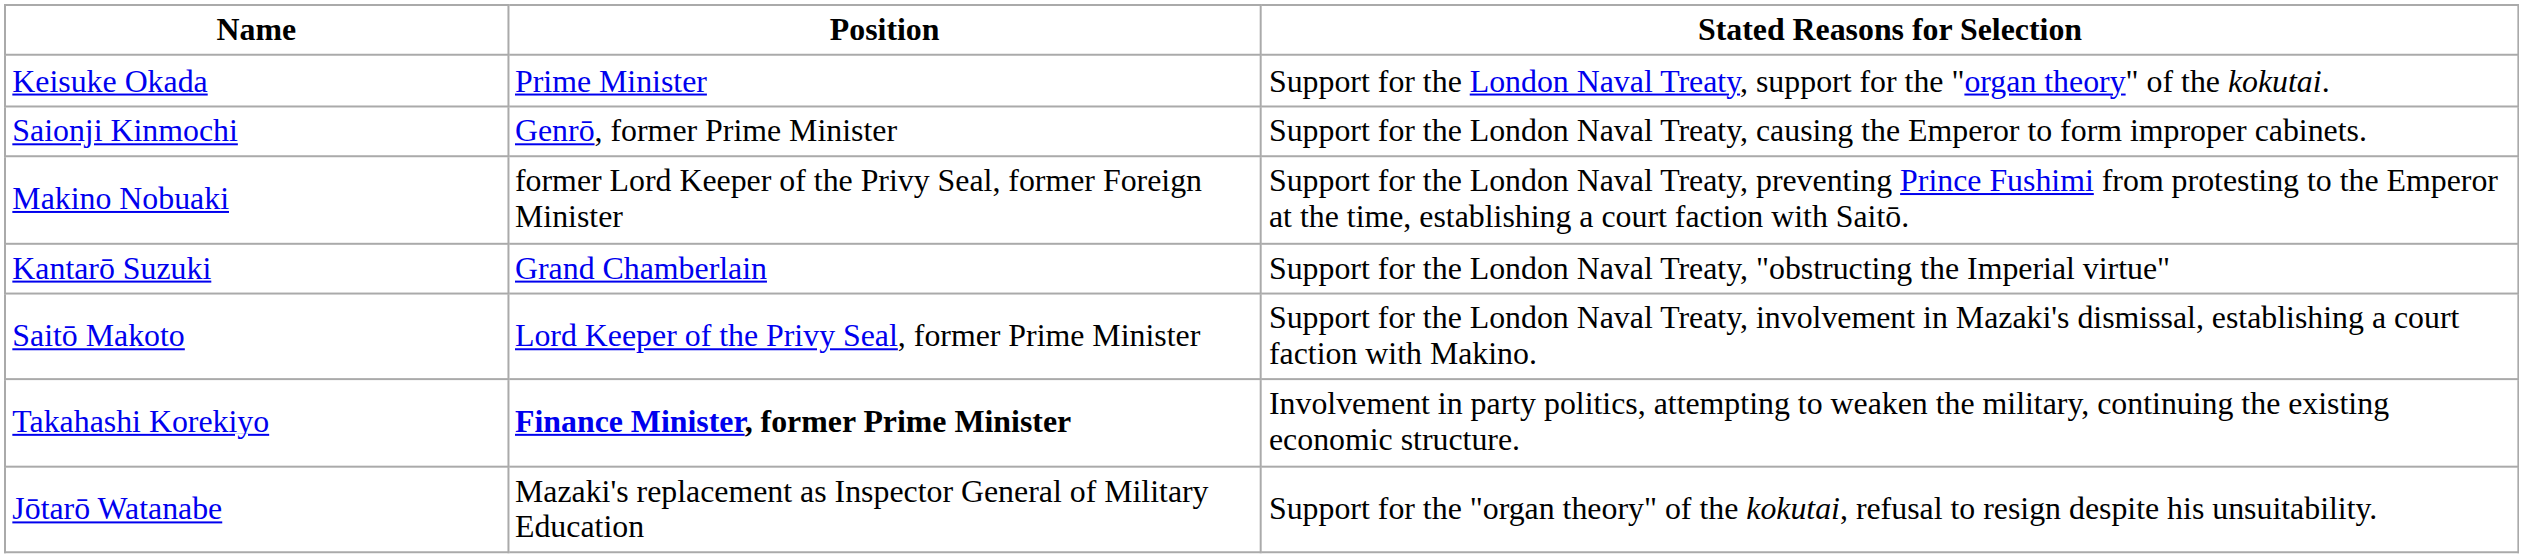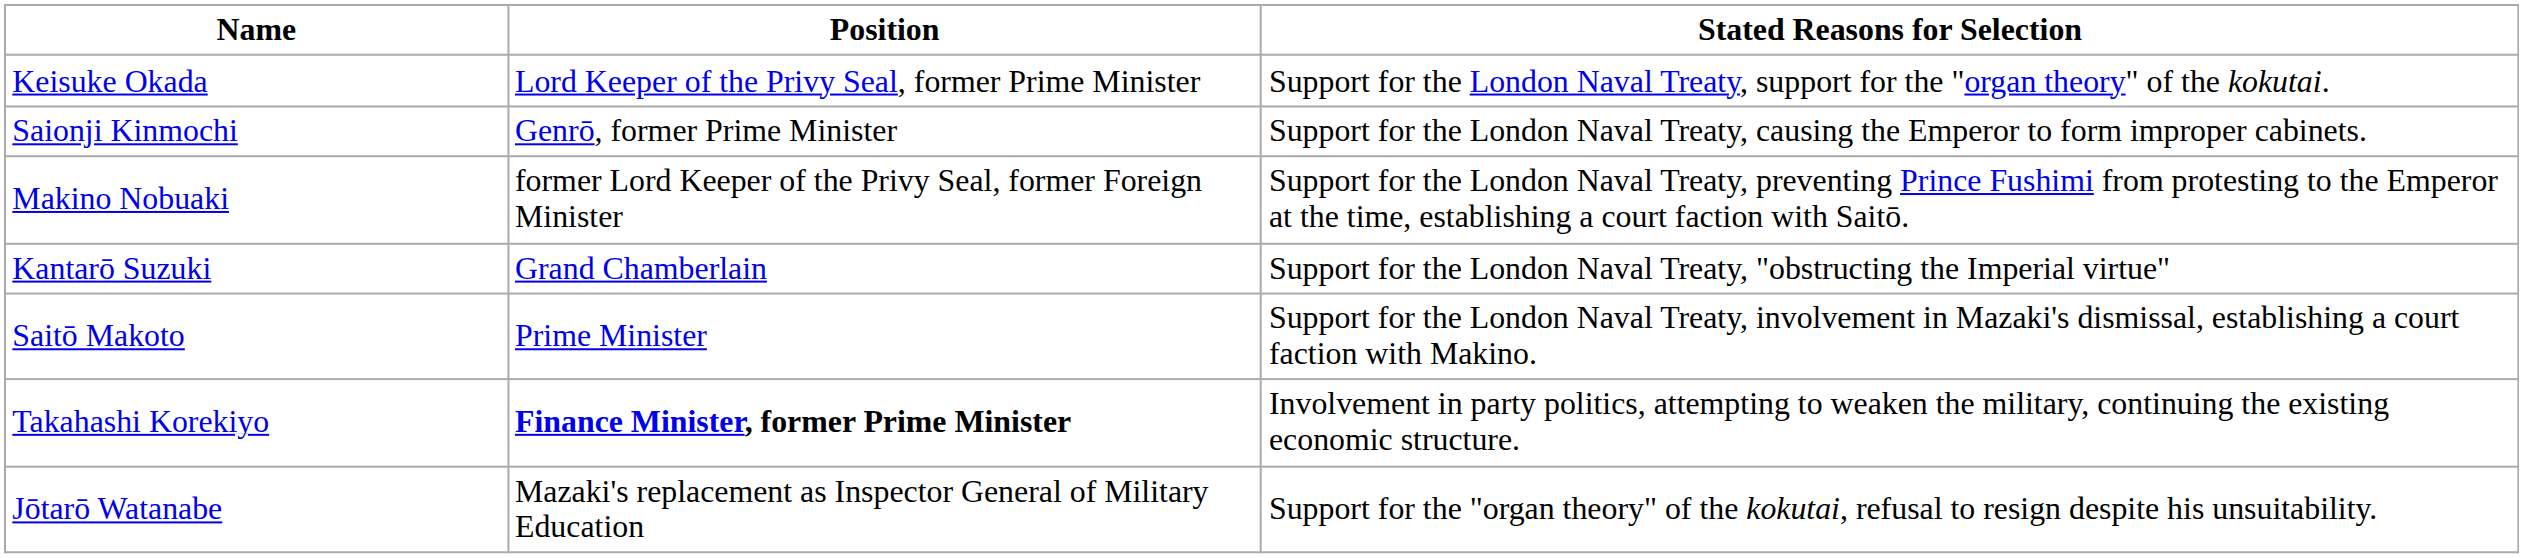(611, 80) Prime Minister -> (858, 80) Lord Keeper of the Privy Seal, former Prime Minister
(858, 335) Lord Keeper of the Privy Seal, former Prime Minister -> (611, 335) Prime Minister
